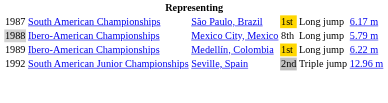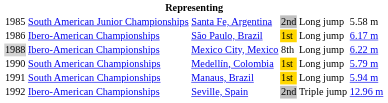+ row: (232, 21)
(15, 21) 1987 -> (15, 36) 1986
(94, 21) South American Championships -> (94, 36) Ibero-American Championships
(364, 36) 5.79 m -> (364, 50) 6.22 m
(15, 50) 1989 -> (15, 64) 1990
(94, 50) Ibero-American Championships -> (94, 64) South American Championships
(364, 50) 6.22 m -> (364, 64) 5.79 m
+ row: (223, 78)
(108, 64) South American Junior Championships -> (94, 92) Ibero-American Championships
